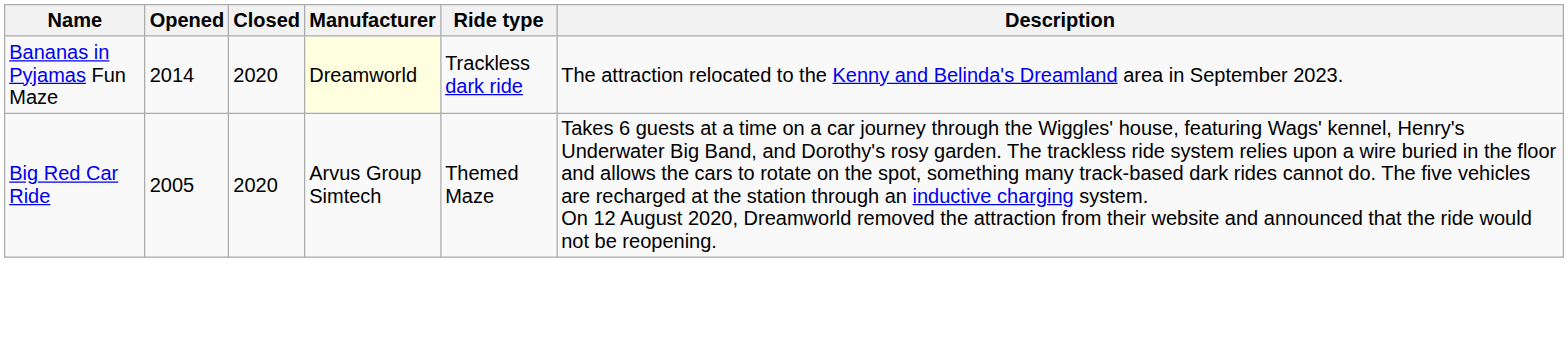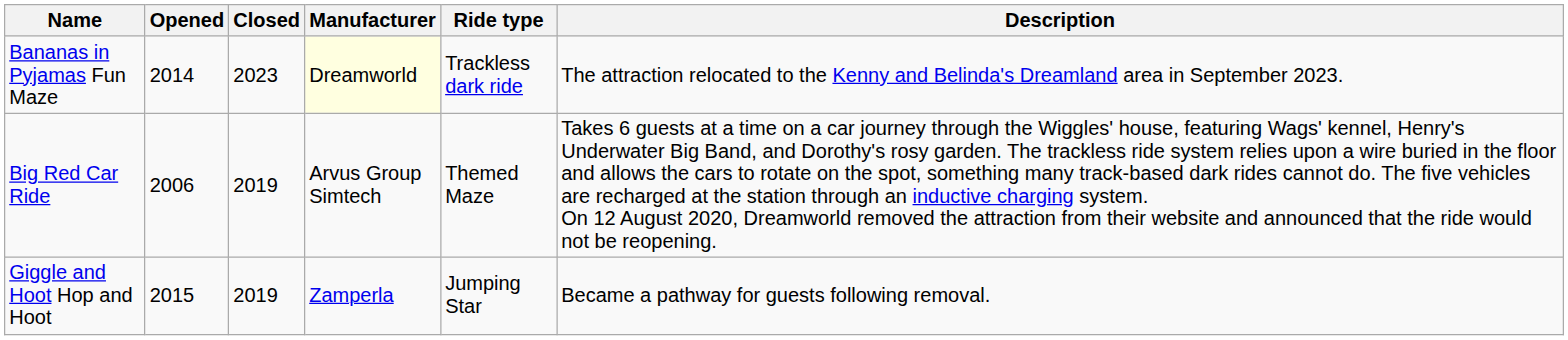(256, 74) 2020 -> (256, 74) 2023
(172, 185) 2005 -> (172, 185) 2006
(256, 185) 2020 -> (256, 185) 2019
+ row: (71, 295)
